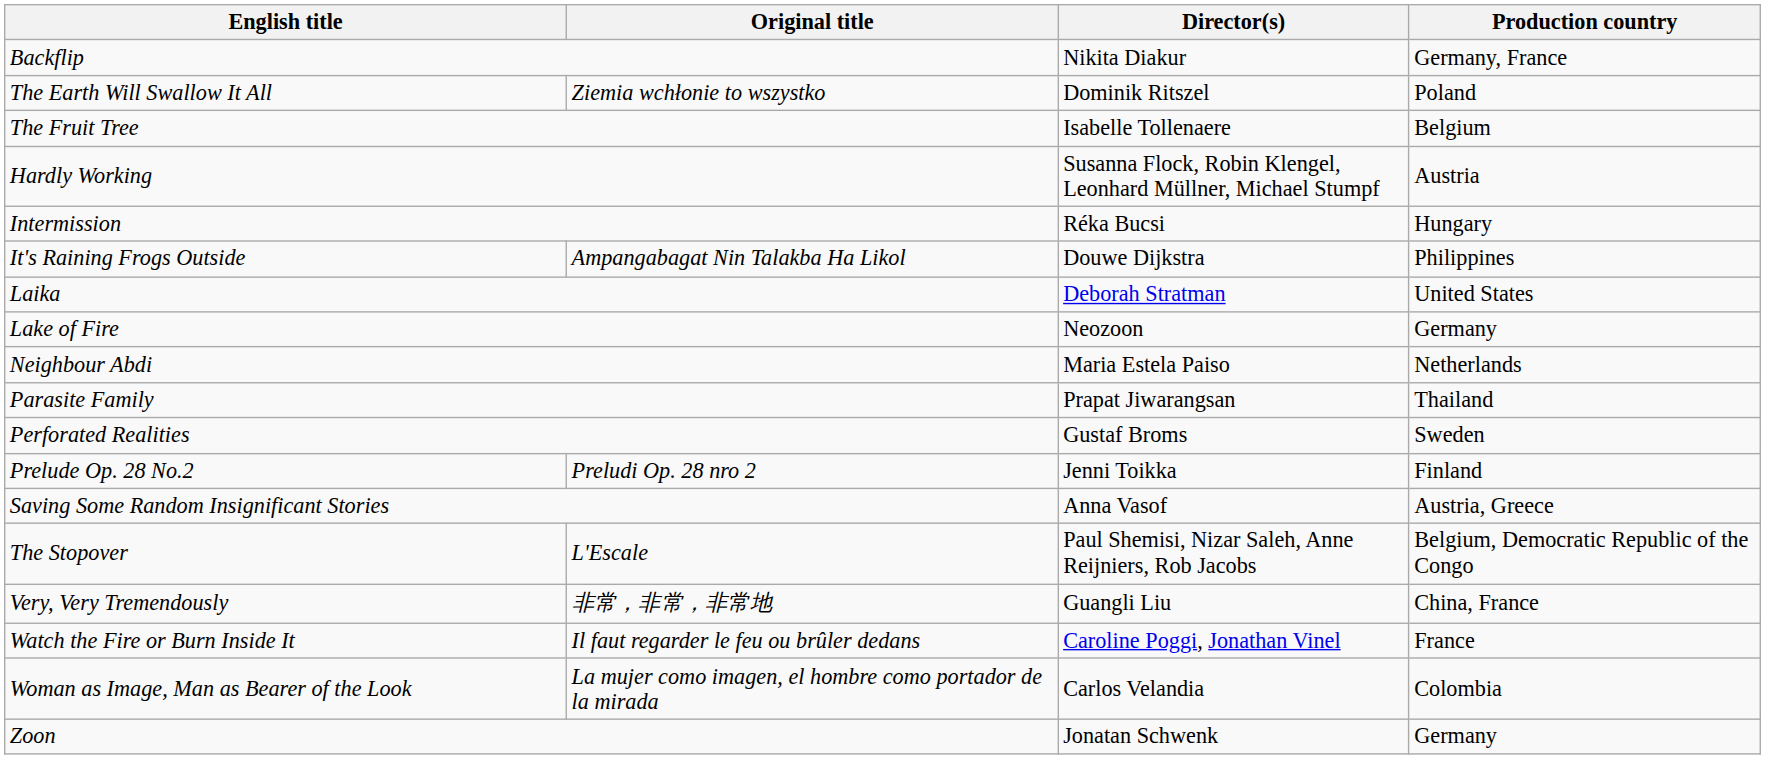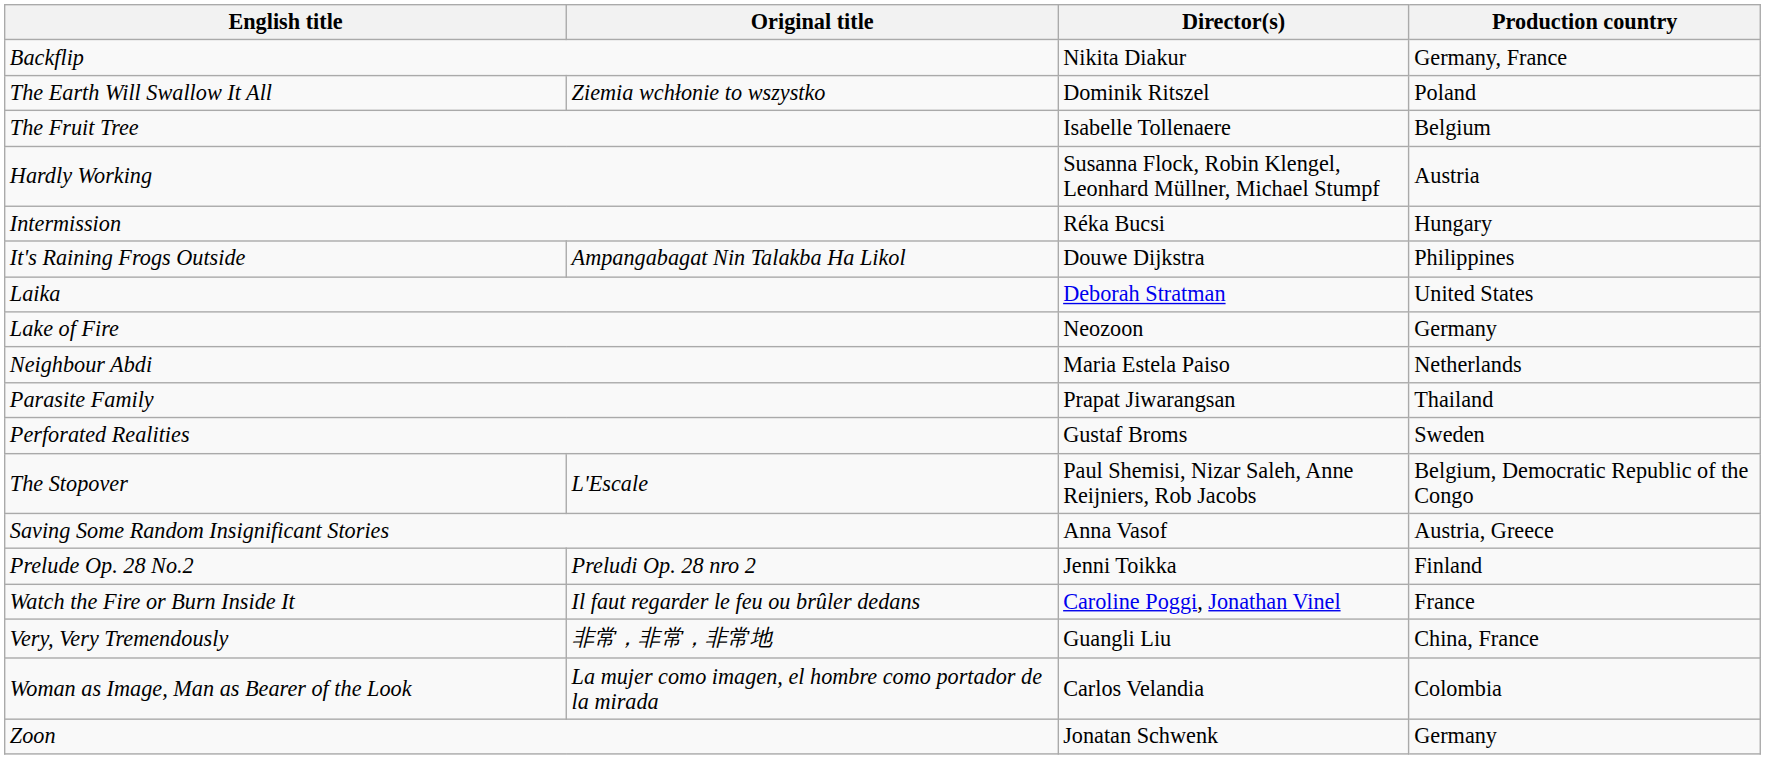rows swapped: (102, 470) <-> (69, 553)
rows swapped: (119, 603) <-> (152, 640)
